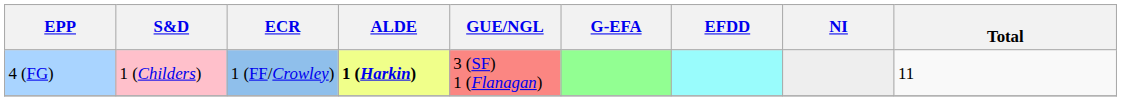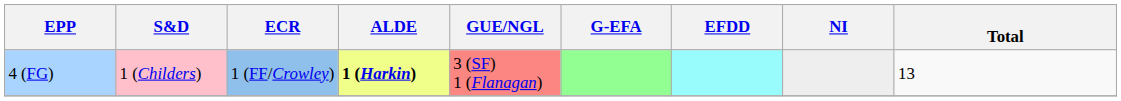(906, 72) 11 -> (906, 72) 13
